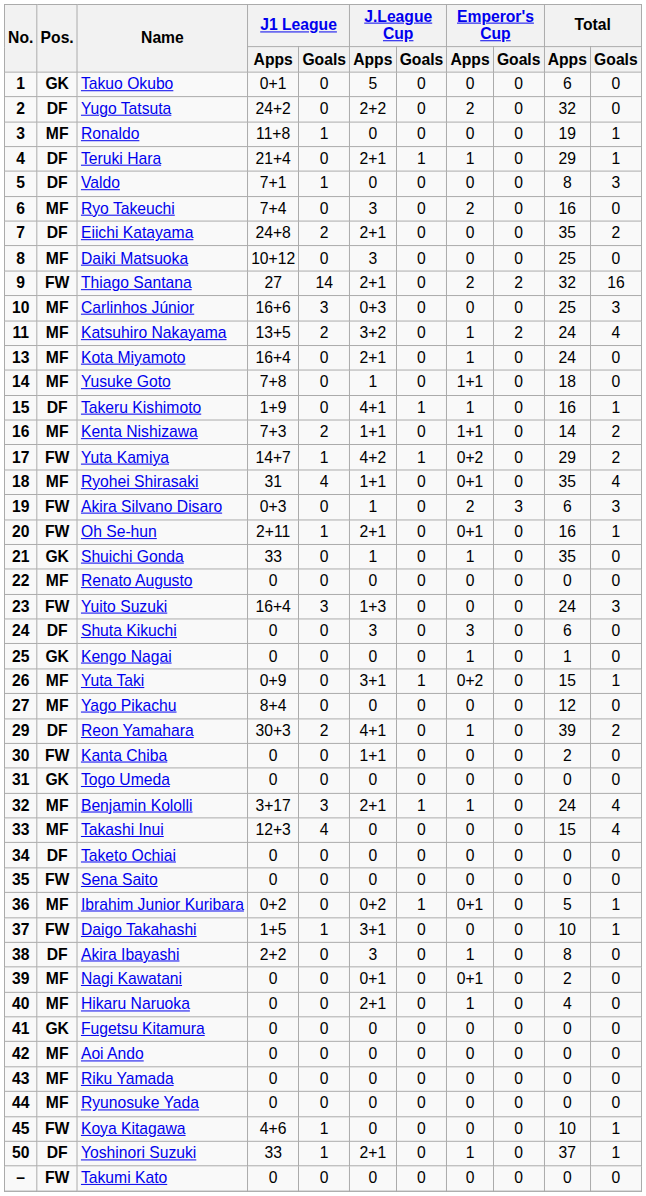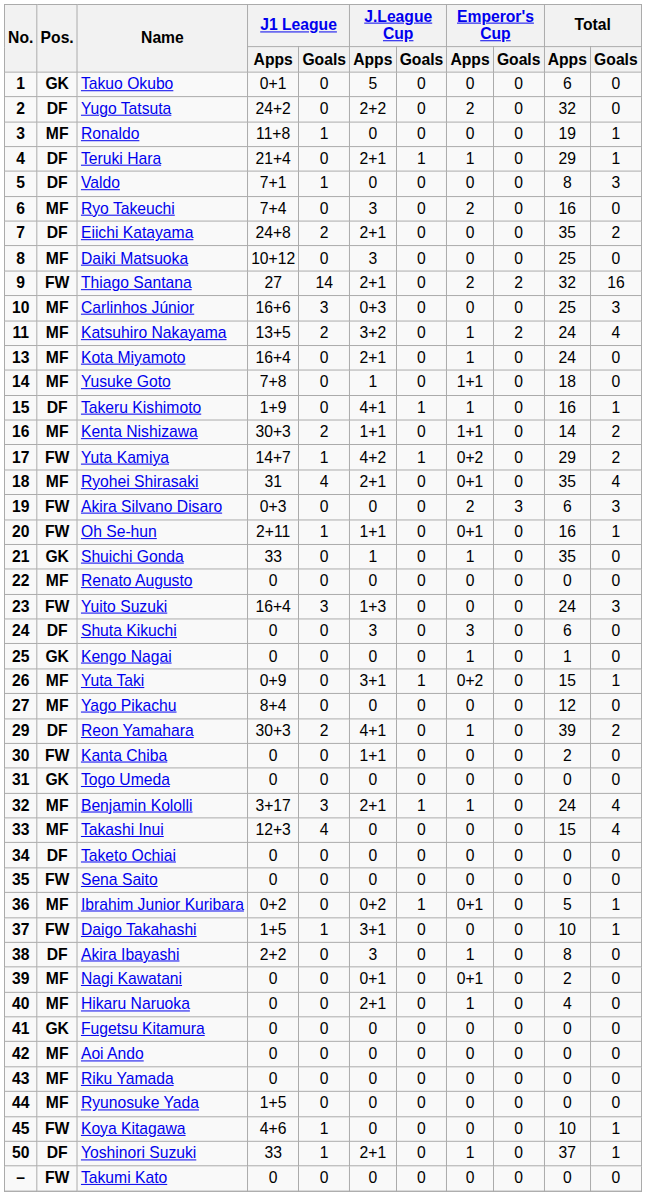(273, 432) 7+3 -> (273, 432) 30+3
(373, 482) 1+1 -> (373, 482) 2+1
(373, 507) 1 -> (373, 507) 0
(373, 531) 2+1 -> (373, 531) 1+1
(273, 1103) 0 -> (273, 1103) 1+5
